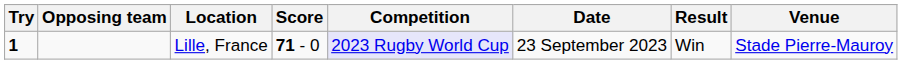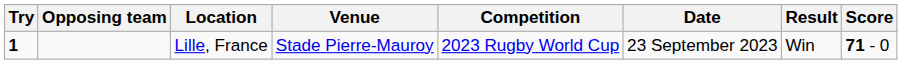columns swapped: (814, 18) <-> (300, 18)
(420, 45) lavender background -> (530, 45) no background
